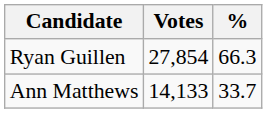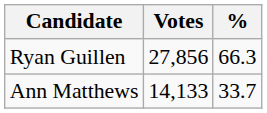(178, 56) 27,854 -> (178, 56) 27,856
